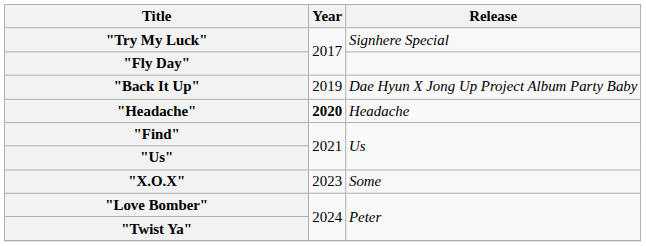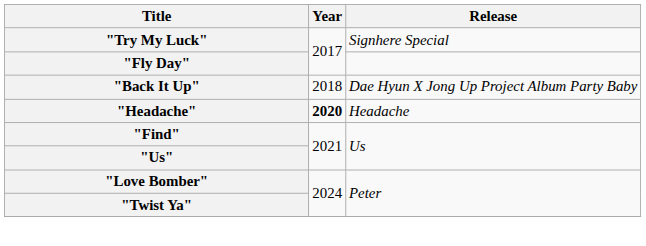(327, 87) 2019 -> (327, 87) 2018
- row: (157, 181)
